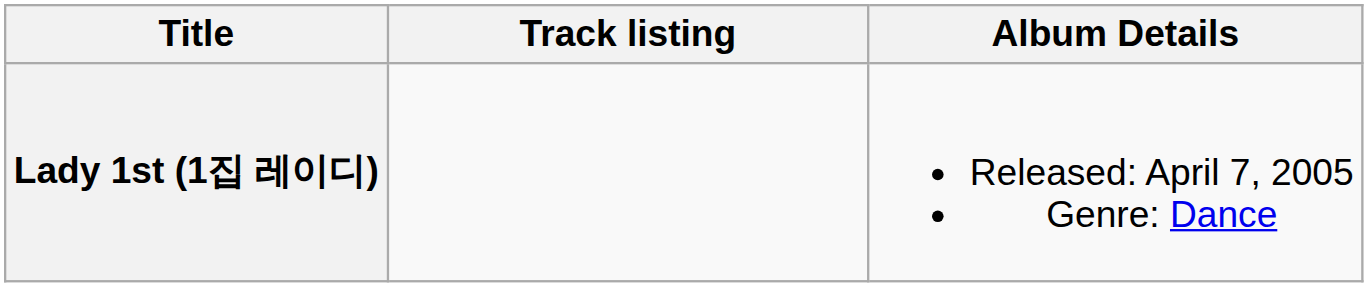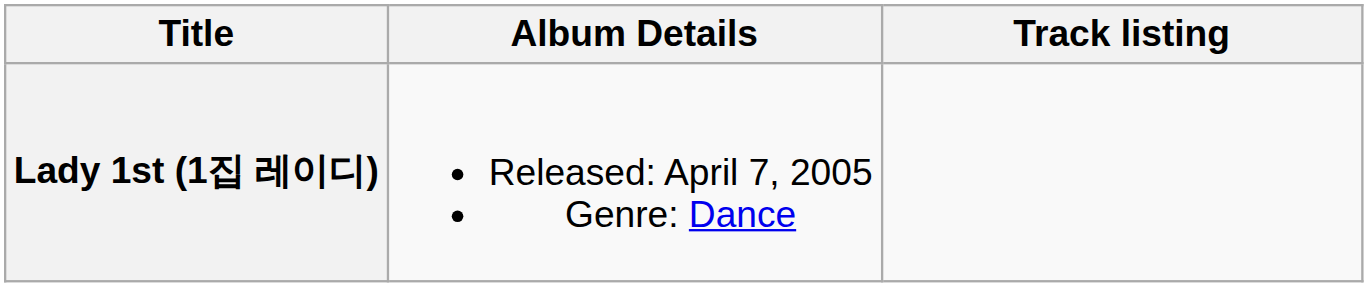columns swapped: (1115, 33) <-> (628, 33)
